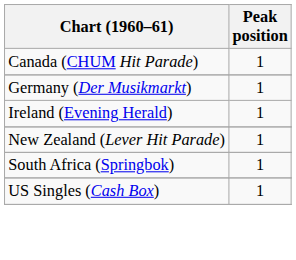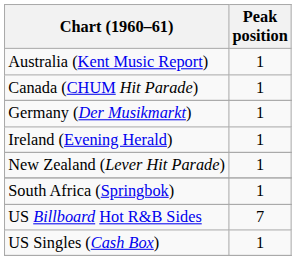+ row: (108, 61)
+ row: (105, 216)
